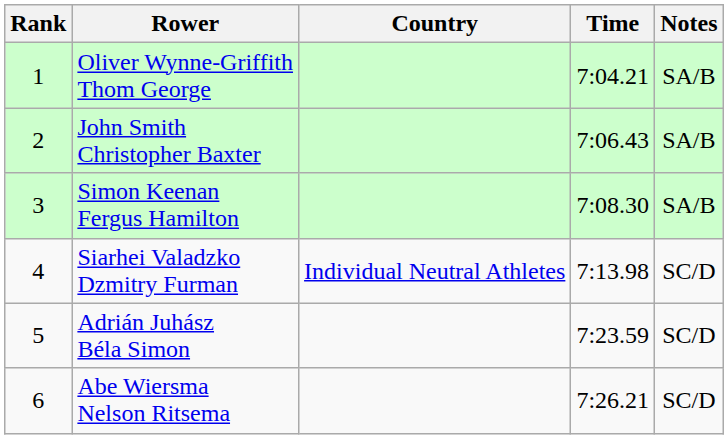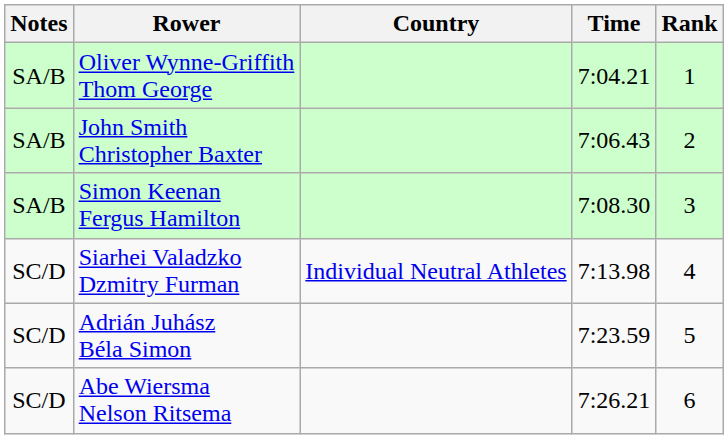columns swapped: (38, 23) <-> (689, 23)
